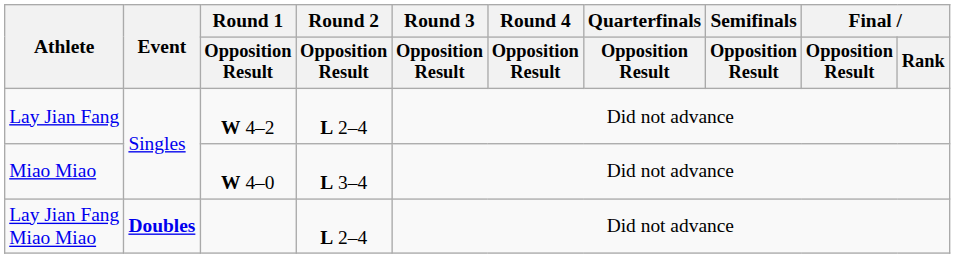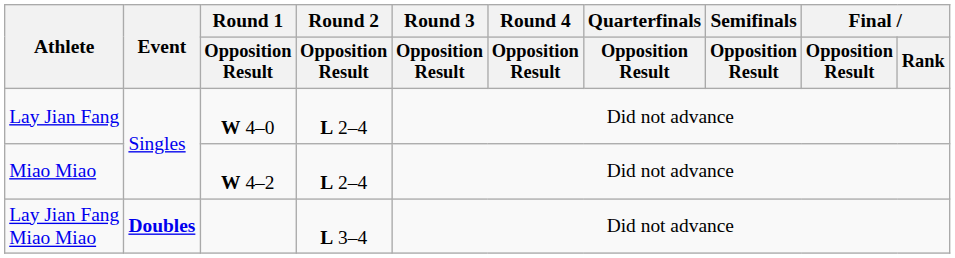(248, 127) W 4–2 -> (248, 127) W 4–0
(248, 182) W 4–0 -> (248, 182) W 4–2
(344, 182) L 3–4 -> (344, 182) L 2–4
(344, 237) L 2–4 -> (344, 237) L 3–4
